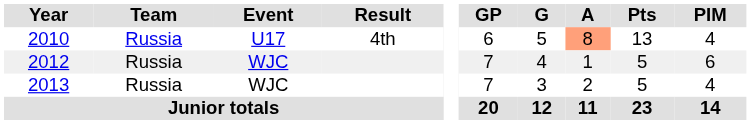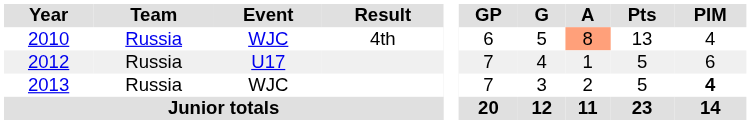(268, 38) U17 -> (268, 38) WJC
(268, 61) WJC -> (268, 61) U17
(710, 85) normal -> (710, 85) bold
